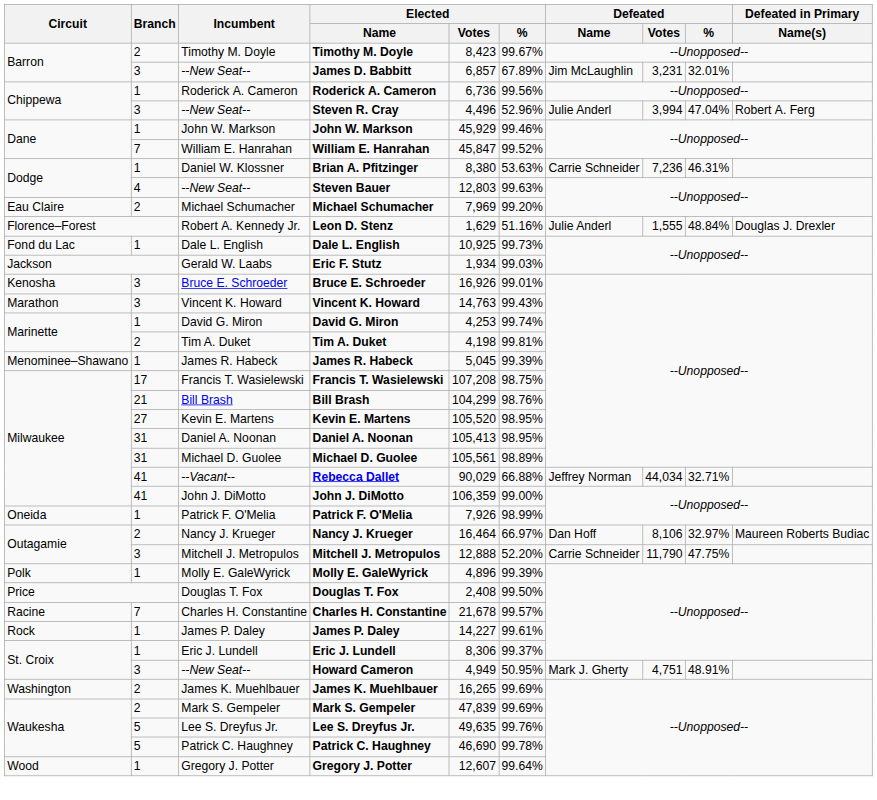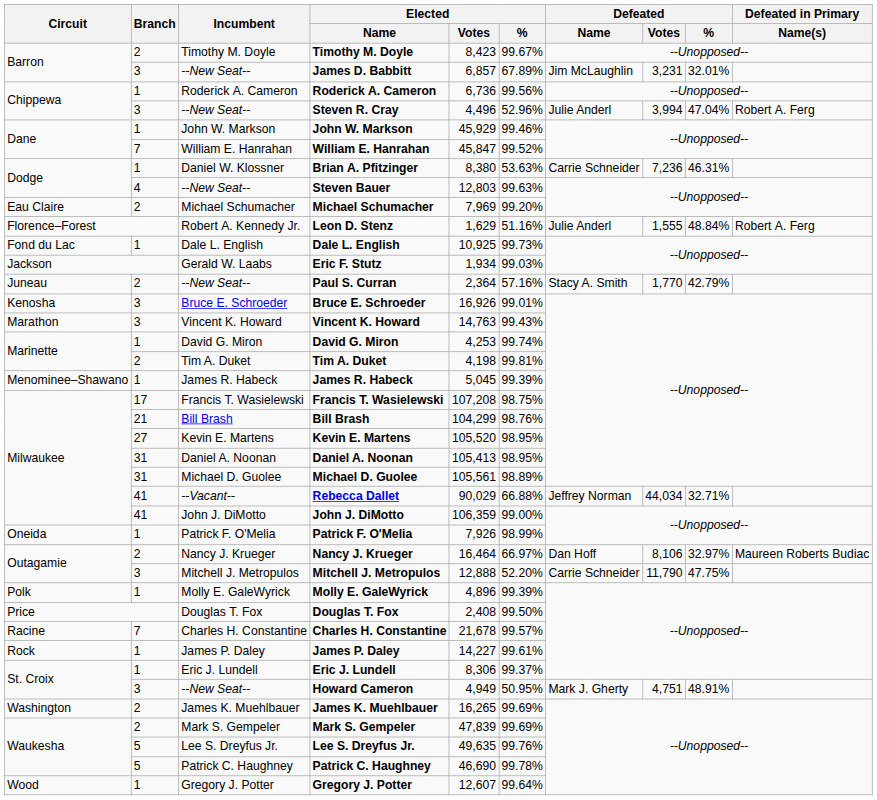(785, 226) Douglas J. Drexler -> (775, 226) Robert A. Ferg
+ row: (355, 284)
